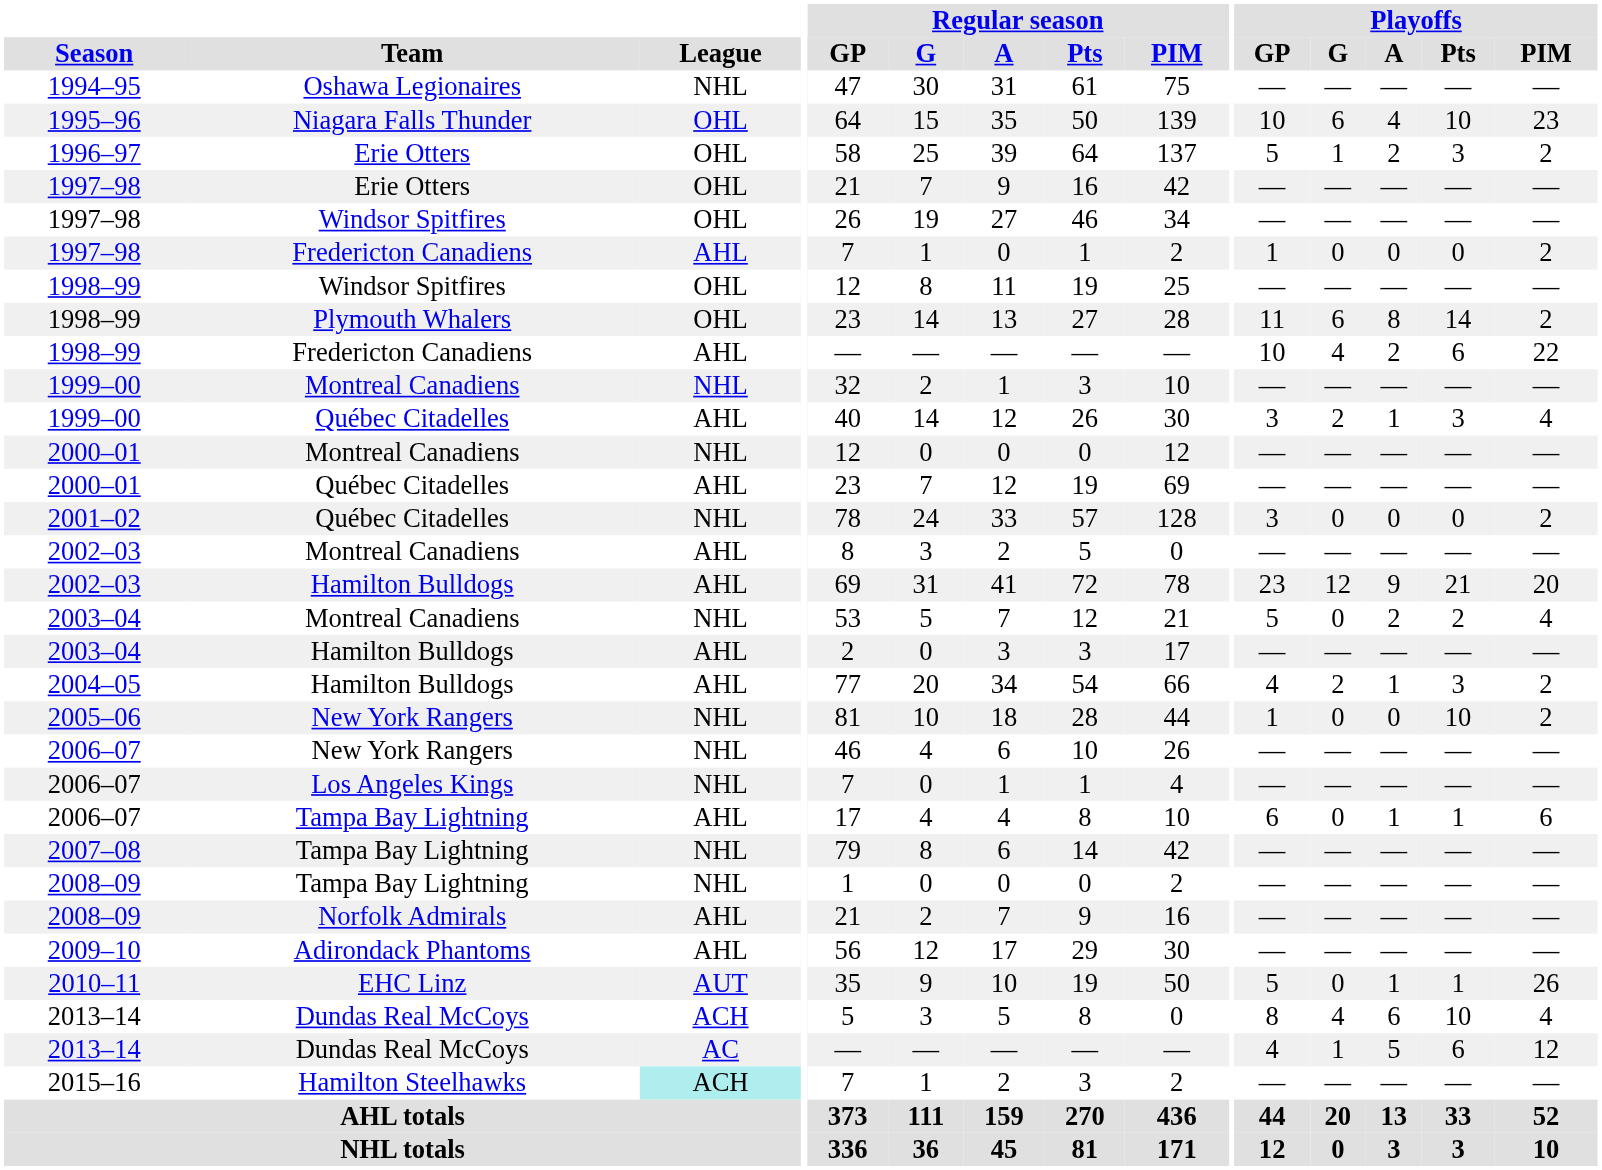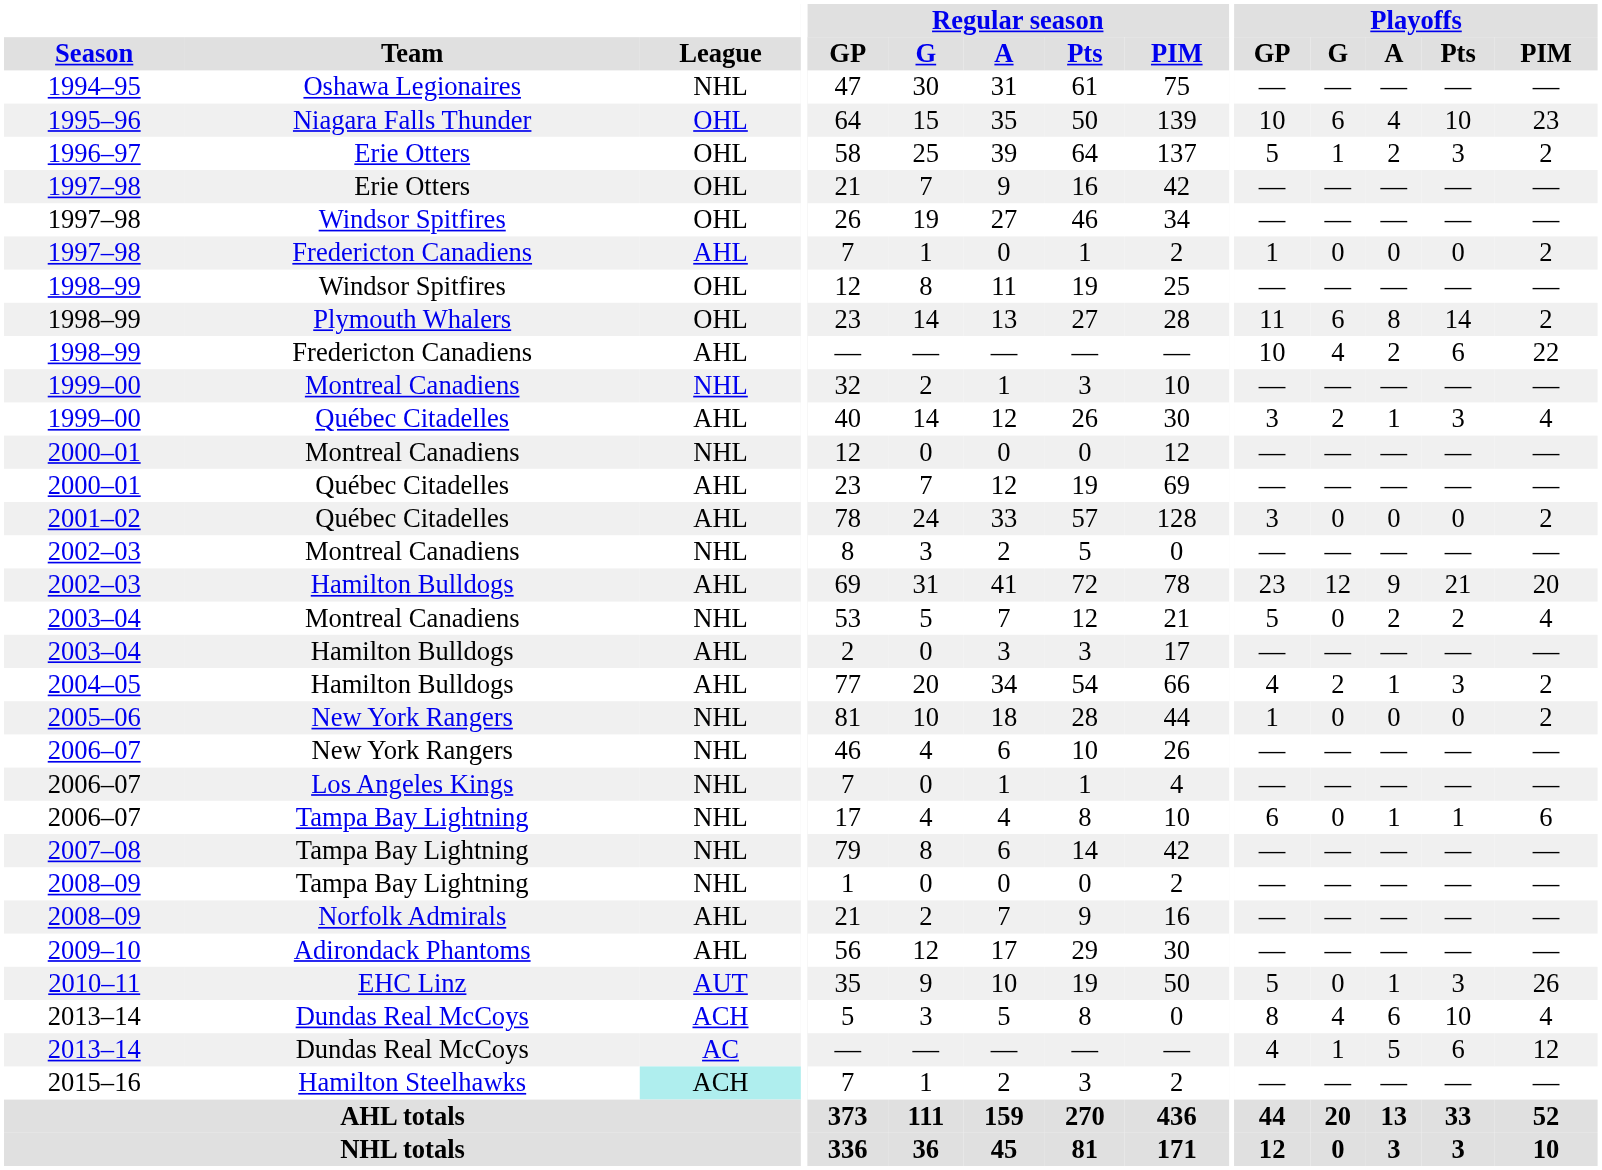(721, 518) NHL -> (721, 518) AHL
(721, 551) AHL -> (721, 551) NHL
(1458, 717) 10 -> (1458, 717) 0
(721, 817) AHL -> (721, 817) NHL
(1458, 983) 1 -> (1458, 983) 3
